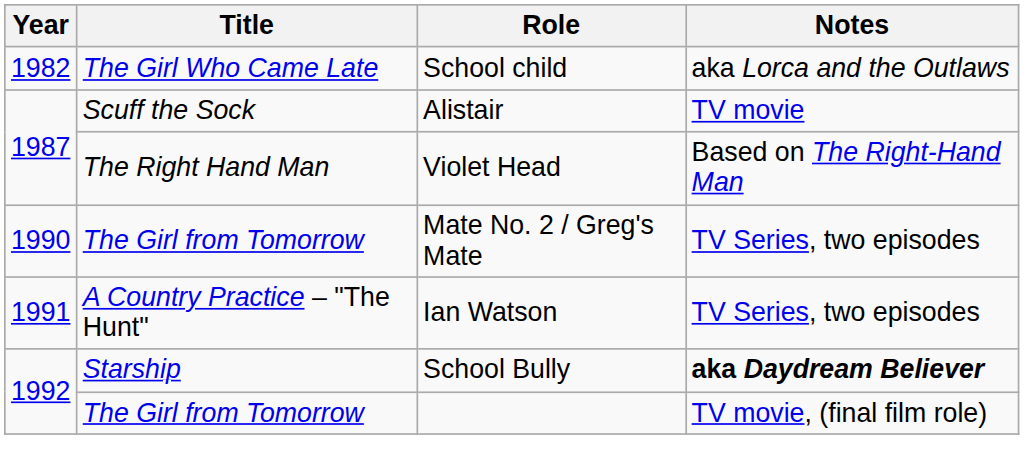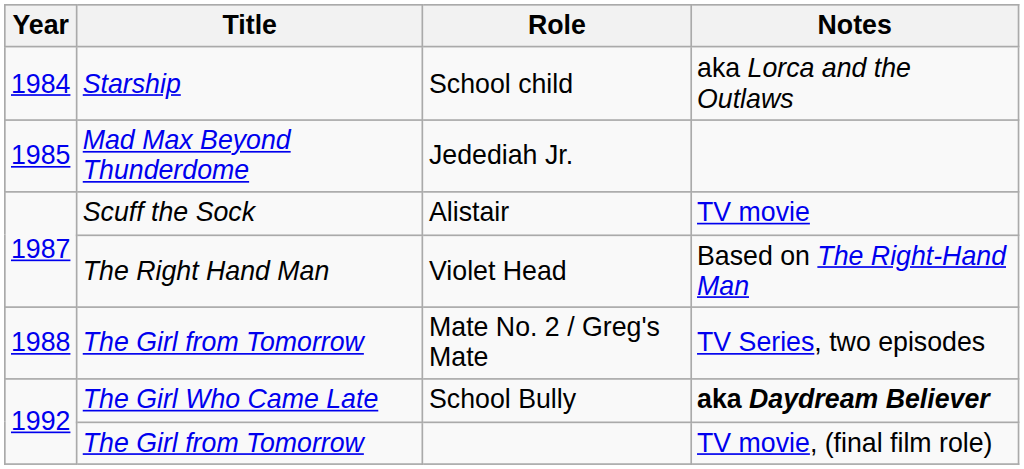(41, 68) 1982 -> (41, 83) 1984
(231, 68) The Girl Who Came Late -> (132, 83) Starship
+ row: (501, 155)
(41, 240) 1990 -> (41, 342) 1988
- row: (490, 312)
(132, 370) Starship -> (231, 400) The Girl Who Came Late
